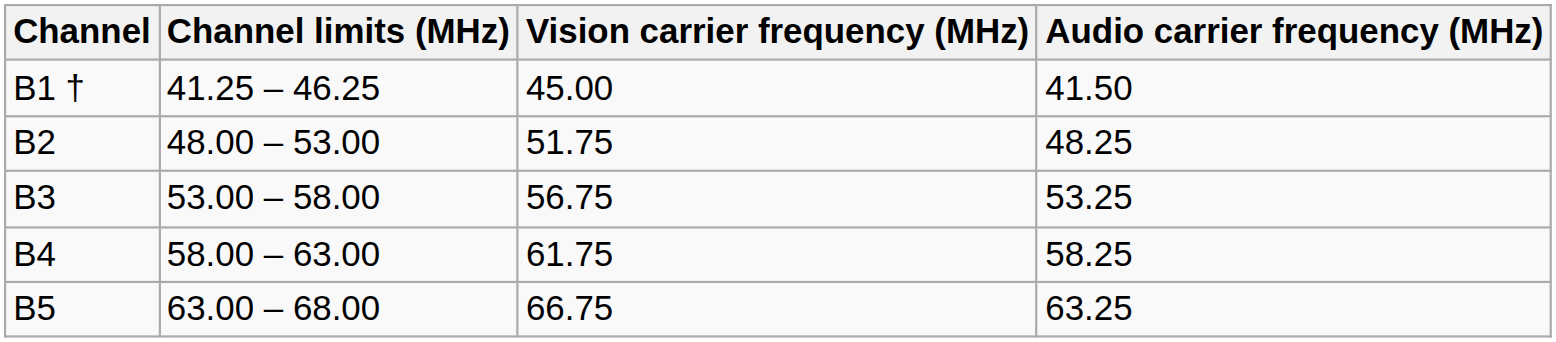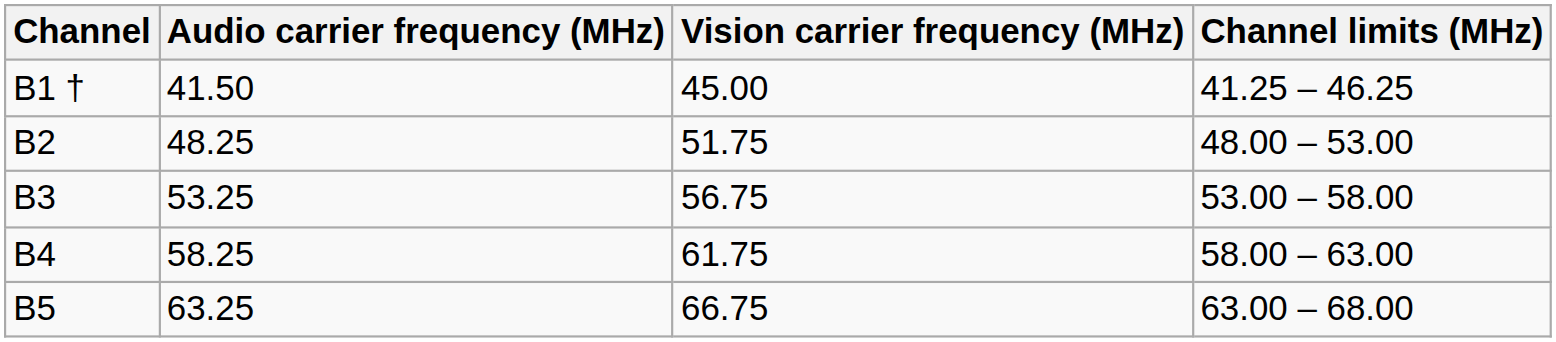columns swapped: (338, 32) <-> (1294, 32)
